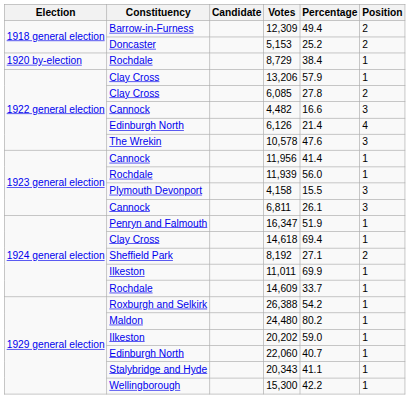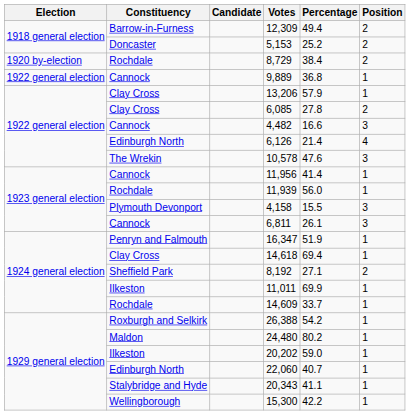(365, 61) 1 -> (365, 61) 2
+ row: (279, 77)
